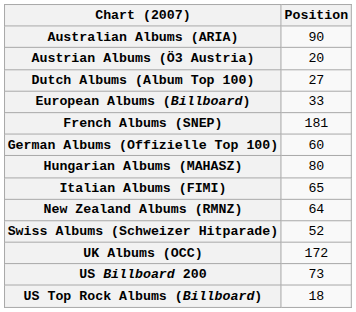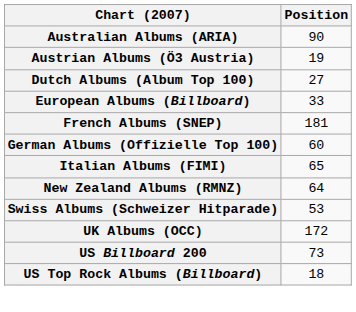(316, 59) 20 -> (316, 59) 19
- row: (143, 167)
(316, 231) 52 -> (316, 210) 53
